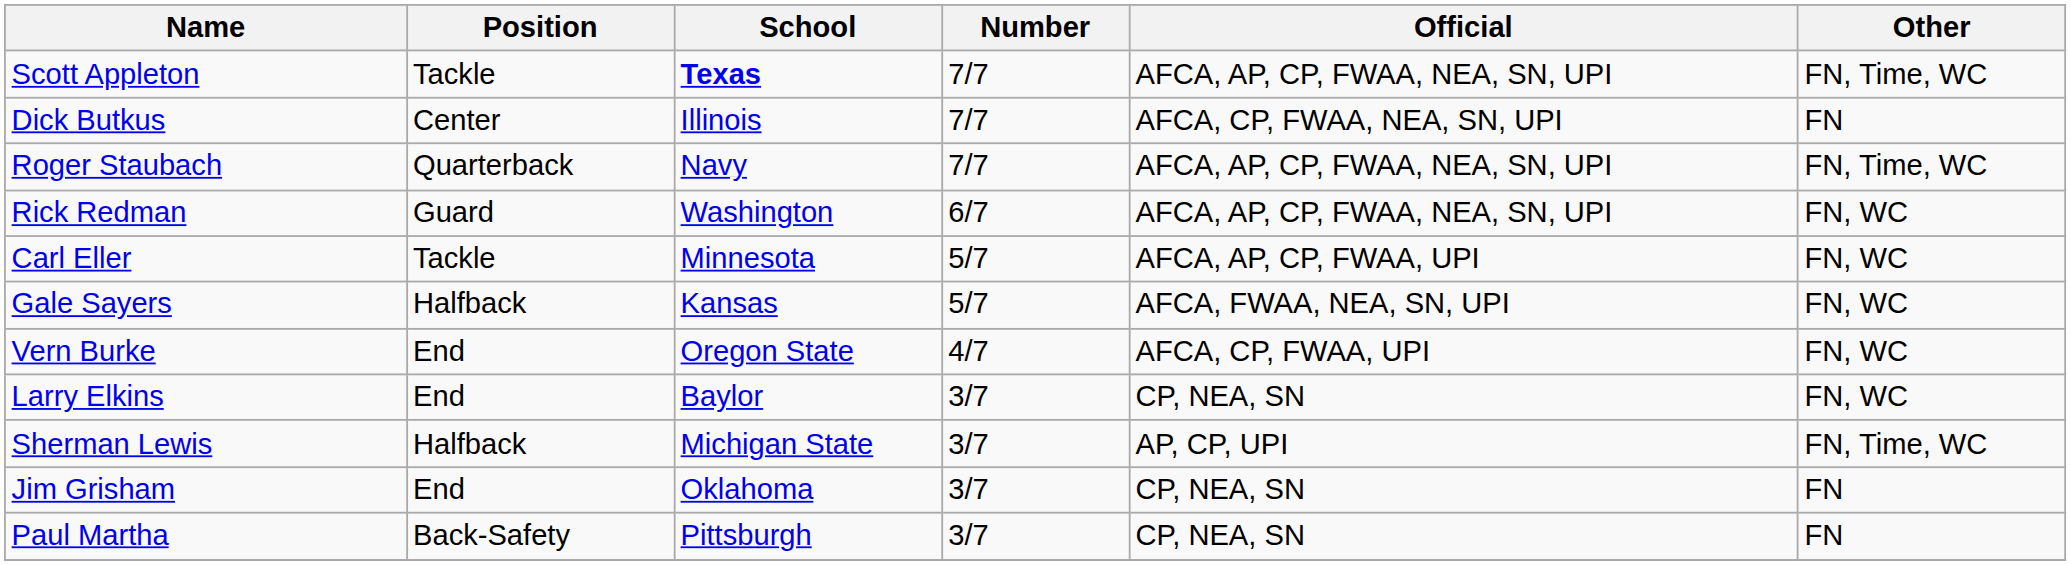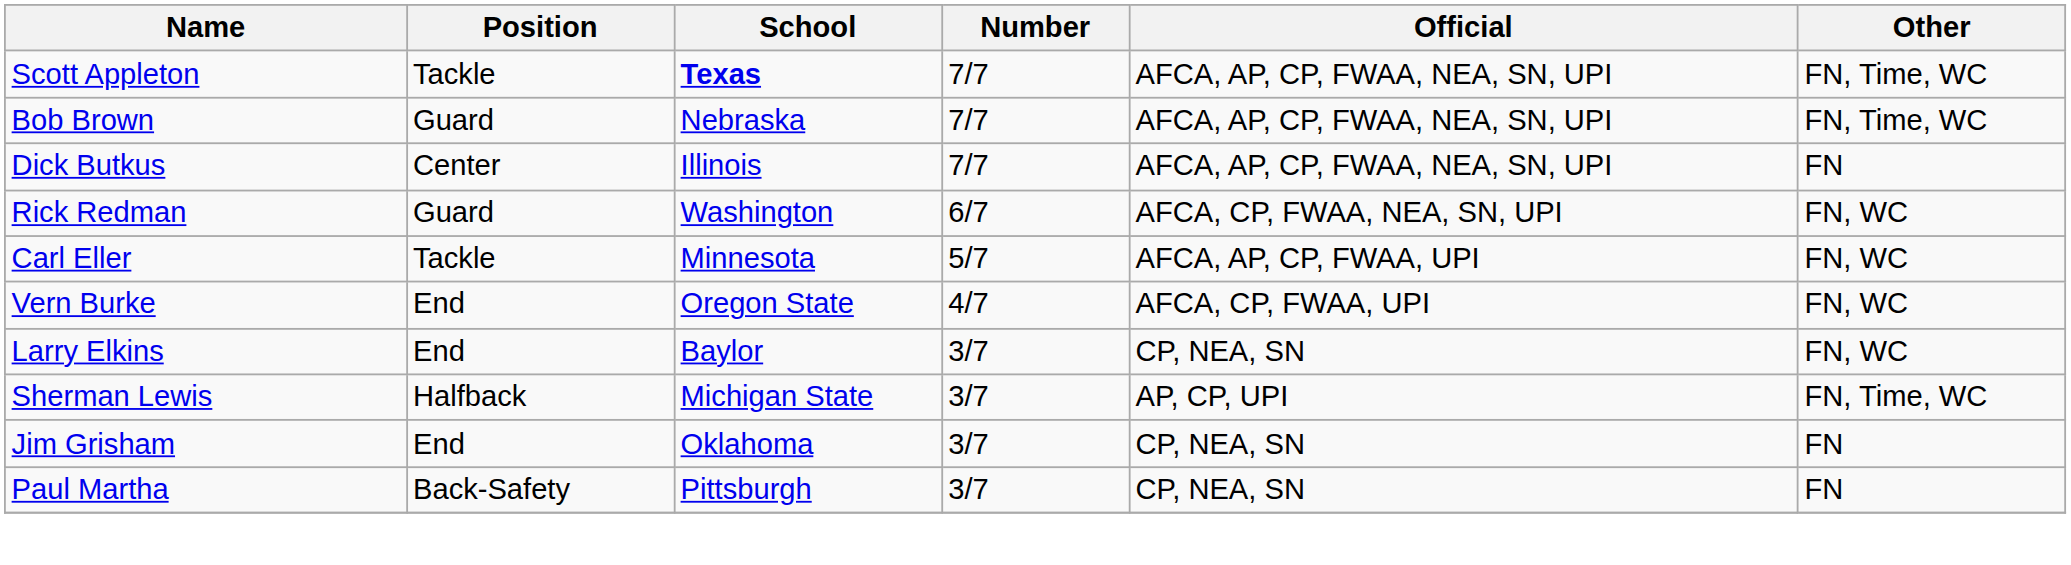+ row: (83, 119)
(1349, 119) AFCA, CP, FWAA, NEA, SN, UPI -> (1374, 166) AFCA, AP, CP, FWAA, NEA, SN, UPI
- row: (117, 166)
(1374, 212) AFCA, AP, CP, FWAA, NEA, SN, UPI -> (1349, 212) AFCA, CP, FWAA, NEA, SN, UPI
- row: (92, 304)
